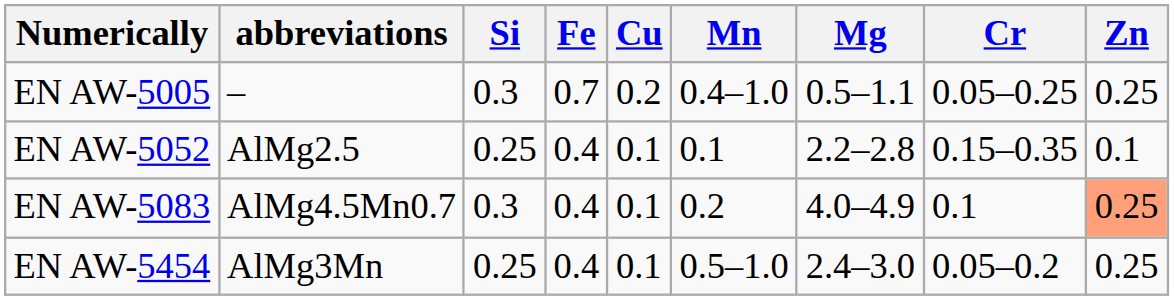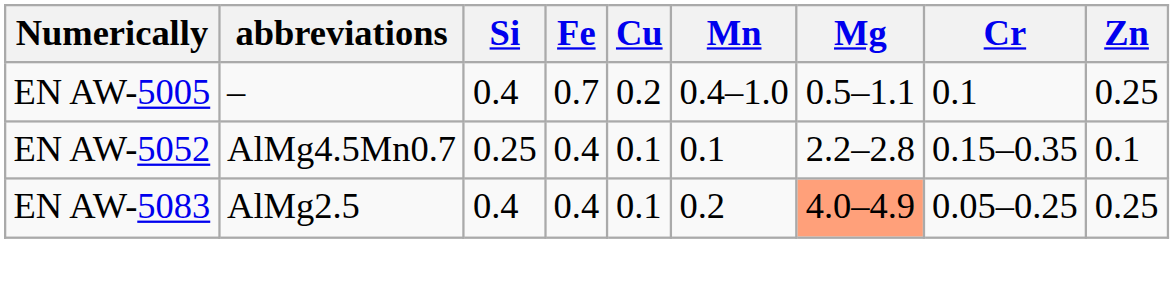(496, 91) 0.3 -> (496, 91) 0.4
(1005, 91) 0.05–0.25 -> (955, 91) 0.1
(293, 149) AlMg2.5 -> (342, 149) AlMg4.5Mn0.7
(342, 206) AlMg4.5Mn0.7 -> (293, 206) AlMg2.5
(496, 206) 0.3 -> (496, 206) 0.4
(860, 206) no background -> (860, 206) lightsalmon background
(955, 206) 0.1 -> (1005, 206) 0.05–0.25
(1127, 206) lightsalmon background -> (1127, 206) no background
- row: (112, 264)
